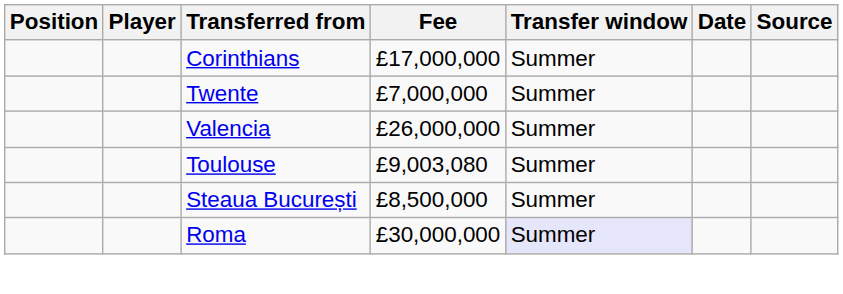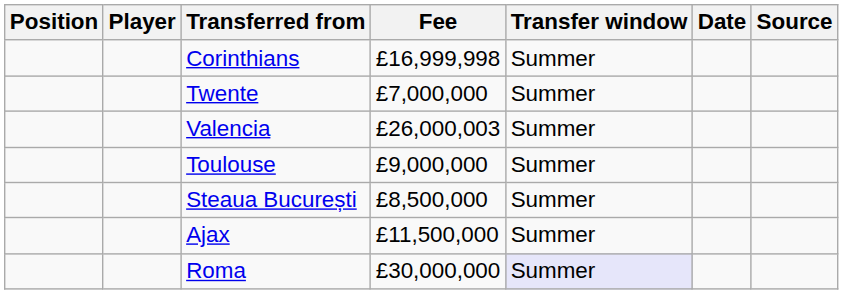(438, 57) £17,000,000 -> (438, 57) £16,999,998
(438, 128) £26,000,000 -> (438, 128) £26,000,003
(432, 164) £9,003,080 -> (432, 164) £9,000,000
+ row: (208, 235)
